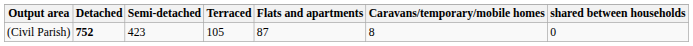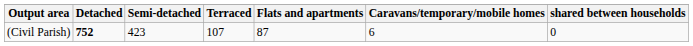(215, 32) 105 -> (215, 32) 107
(372, 32) 8 -> (372, 32) 6
